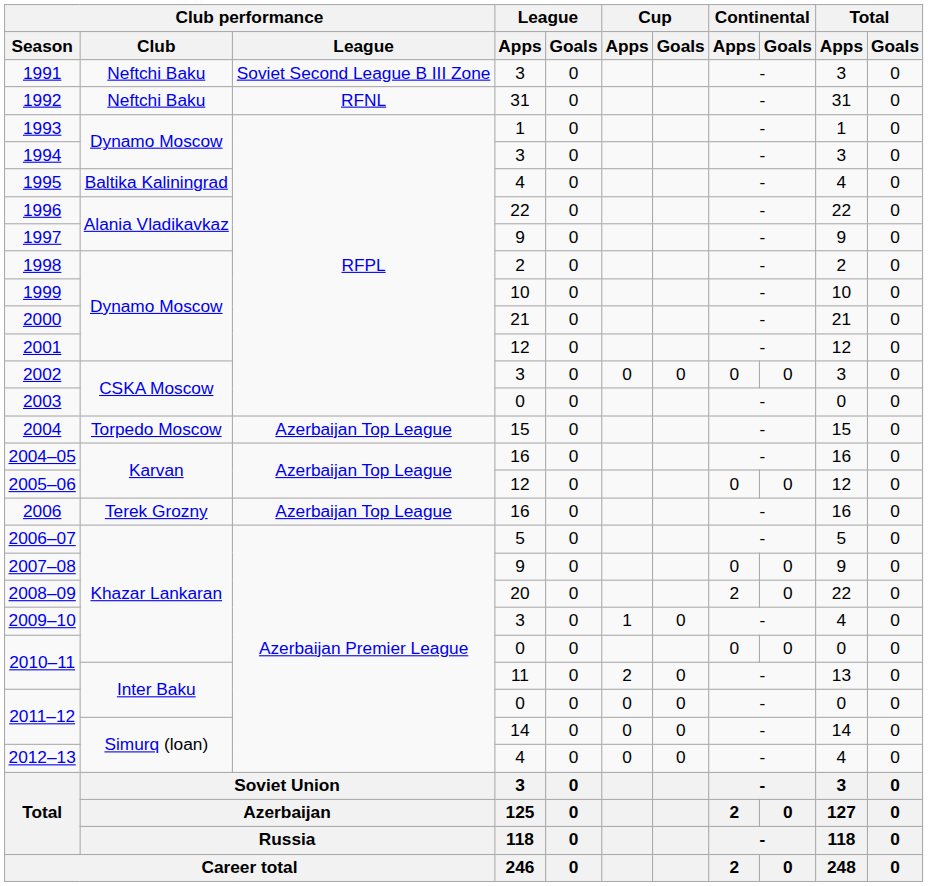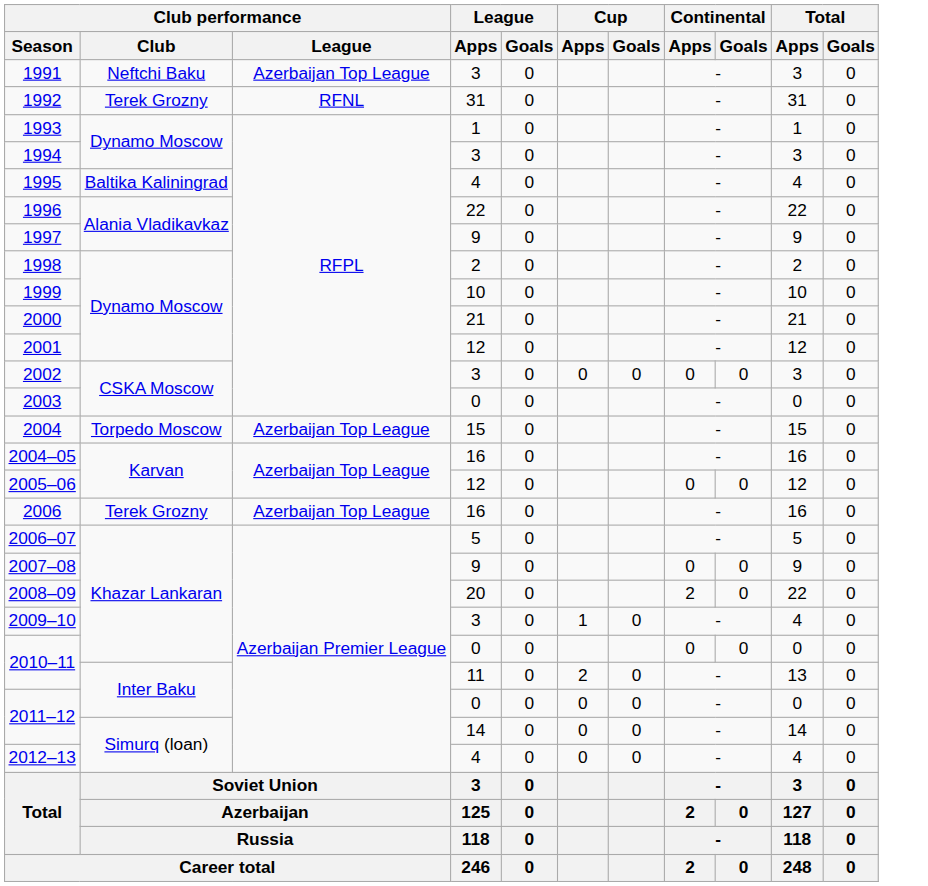(364, 73) Soviet Second League B III Zone -> (341, 73) Azerbaijan Top League
(156, 100) Neftchi Baku -> (156, 100) Terek Grozny
